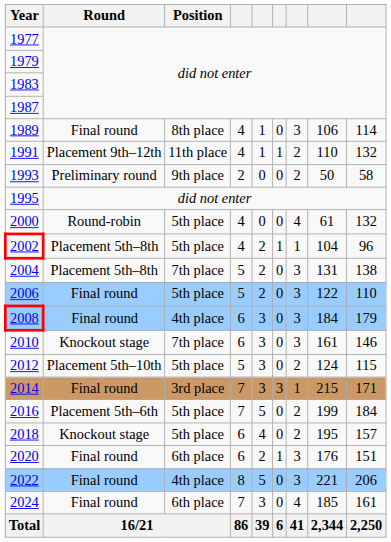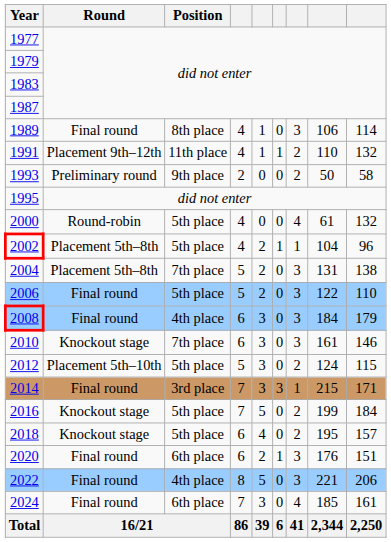(104, 411) Placement 5th–6th -> (104, 411) Knockout stage
